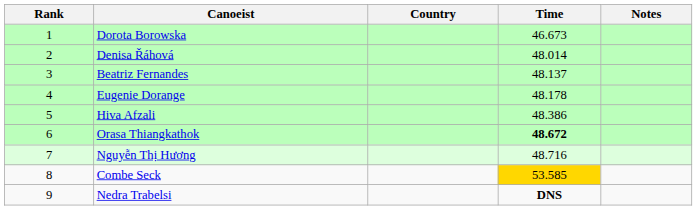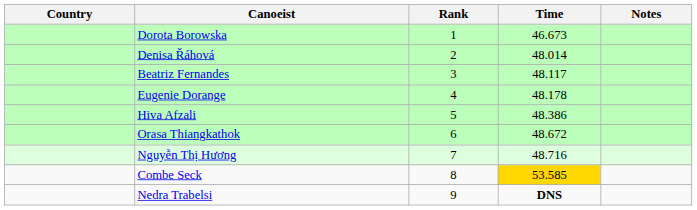columns swapped: (49, 14) <-> (433, 14)
(549, 74) 48.137 -> (549, 74) 48.117
(549, 134) bold -> (549, 134) normal
